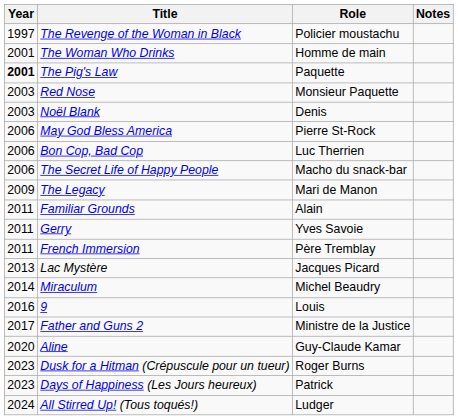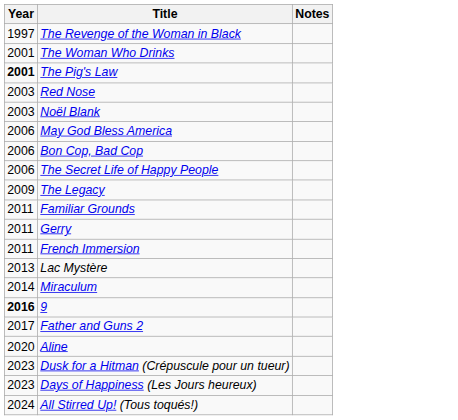- column: (353, 14)
(21, 307) normal -> (21, 307) bold
